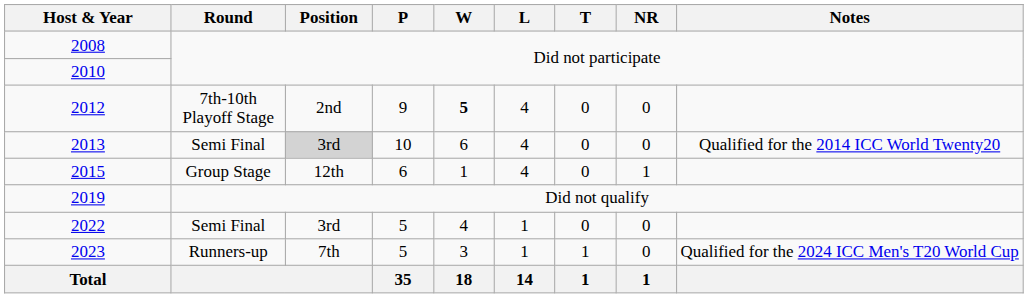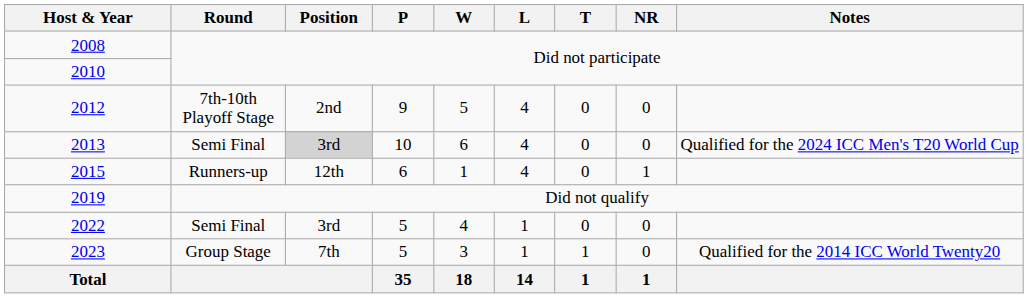(464, 108) bold -> (464, 108) normal
(850, 144) Qualified for the 2014 ICC World Twenty20 -> (850, 144) Qualified for the 2024 ICC Men's T20 World Cup
(228, 171) Group Stage -> (228, 171) Runners-up
(228, 252) Runners-up -> (228, 252) Group Stage
(850, 252) Qualified for the 2024 ICC Men's T20 World Cup -> (850, 252) Qualified for the 2014 ICC World Twenty20
